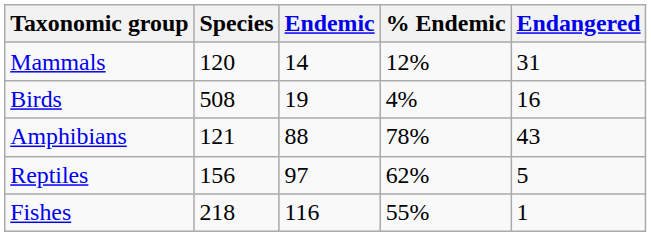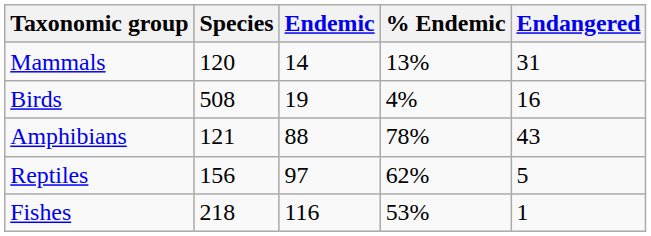(407, 61) 12% -> (407, 61) 13%
(407, 212) 55% -> (407, 212) 53%
